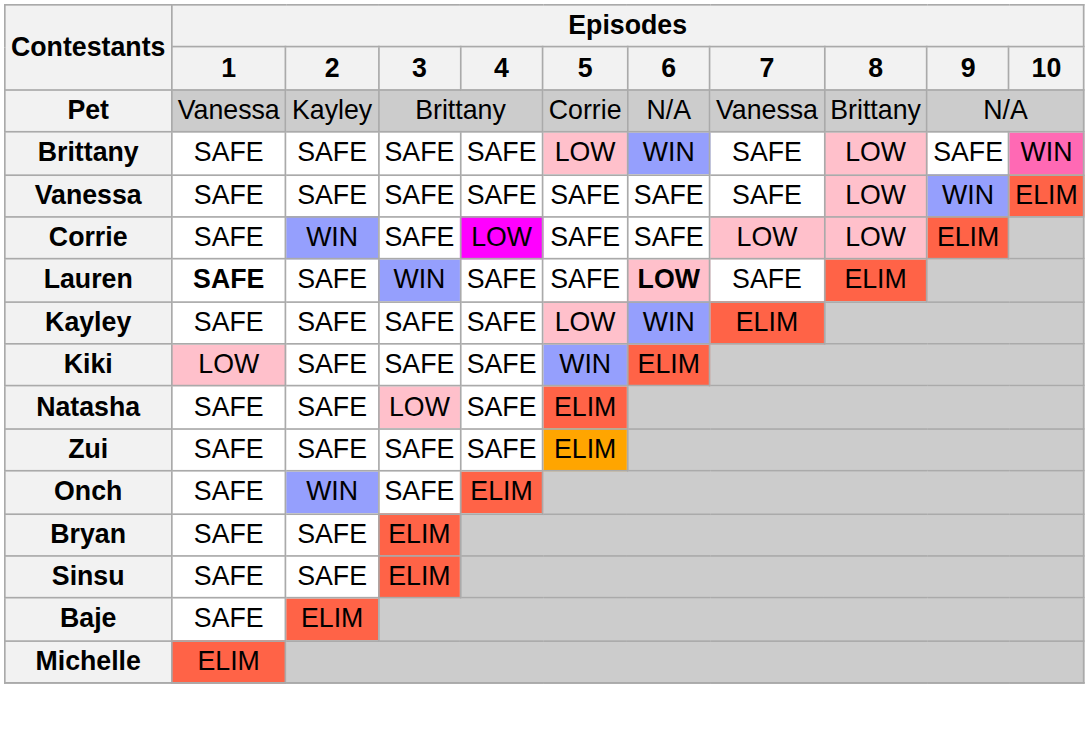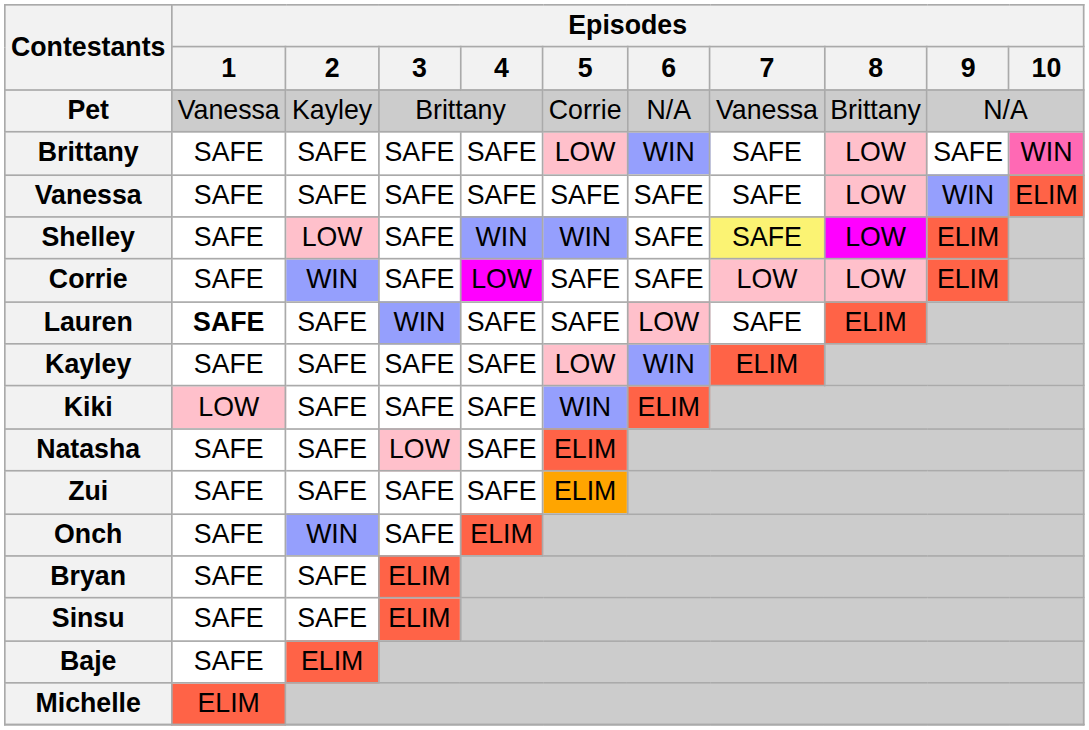+ row: (88, 237)
(669, 279) bold -> (669, 322) normal
